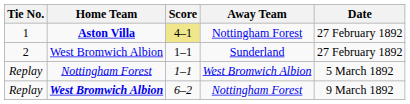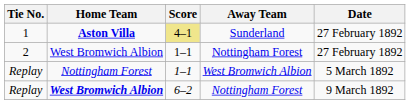(257, 33) Nottingham Forest -> (257, 33) Sunderland
(257, 52) Sunderland -> (257, 52) Nottingham Forest
